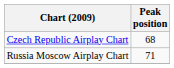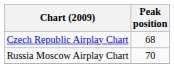(150, 55) 71 -> (150, 55) 70
